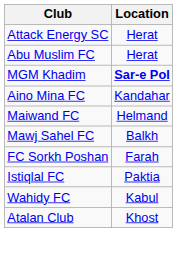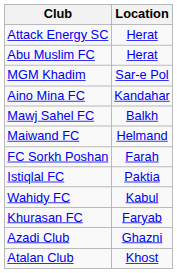(142, 75) bold -> (142, 75) normal
rows swapped: (51, 136) <-> (43, 116)
+ row: (45, 217)
+ row: (38, 237)
